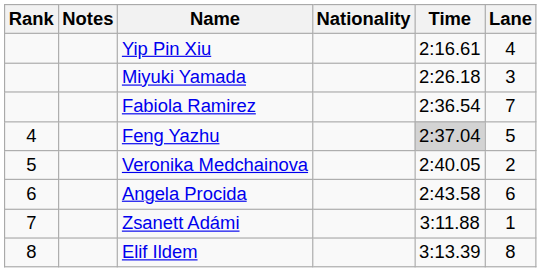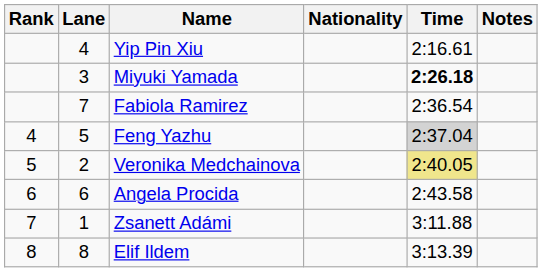columns swapped: (510, 19) <-> (88, 19)
(450, 77) normal -> (442, 77) bold
(450, 164) no background -> (442, 164) khaki background
